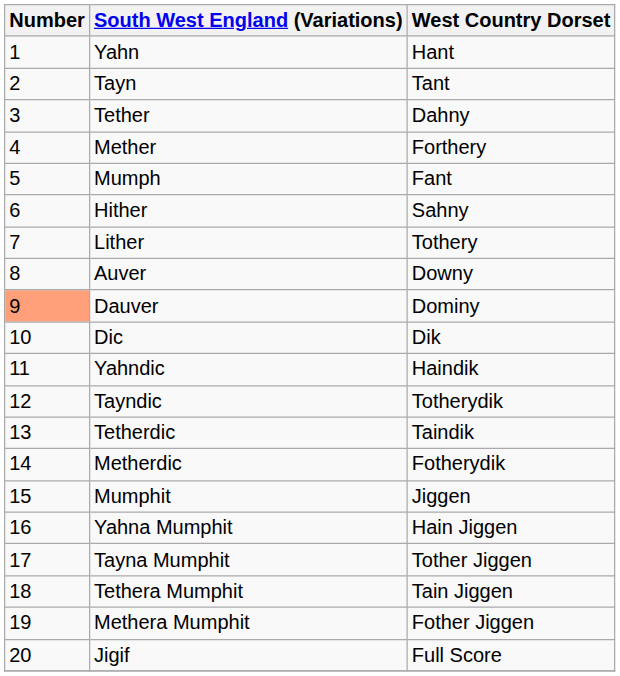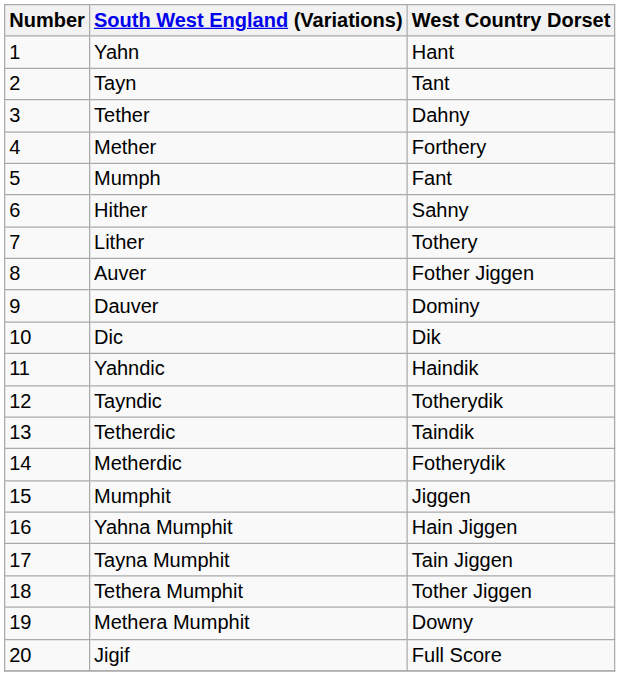(442, 274) Downy -> (473, 274) Fother Jiggen
(15, 305) lightsalmon background -> (15, 305) no background
(472, 559) Tother Jiggen -> (462, 559) Tain Jiggen
(462, 591) Tain Jiggen -> (472, 591) Tother Jiggen
(473, 623) Fother Jiggen -> (442, 623) Downy
